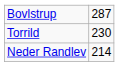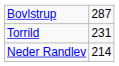(101, 33) 230 -> (101, 33) 231
